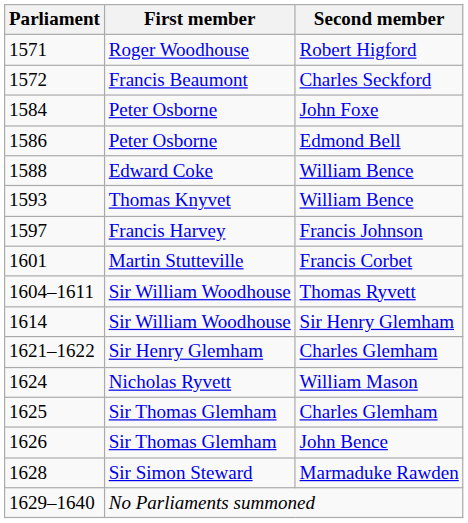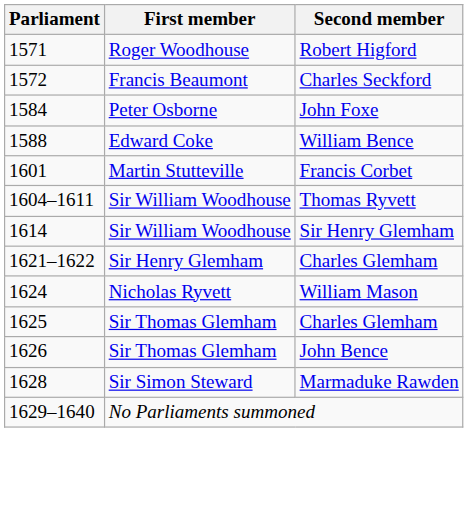- row: (28, 140)
- row: (28, 200)
- row: (28, 230)
